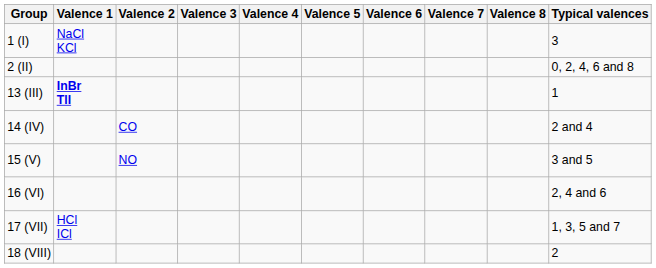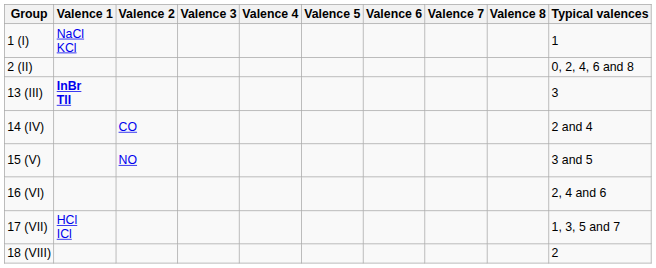(555, 40) 3 -> (555, 40) 1
(555, 93) 1 -> (555, 93) 3
